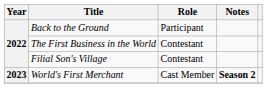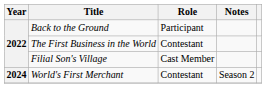(182, 59) Contestant -> (187, 59) Cast Member
(17, 75) 2023 -> (17, 75) 2024
(187, 75) Cast Member -> (182, 75) Contestant
(237, 75) bold -> (237, 75) normal
